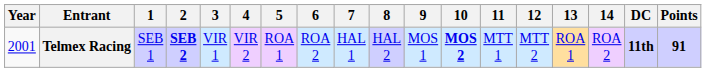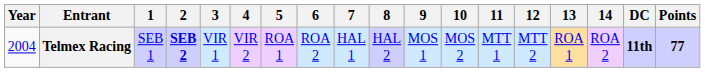(22, 46) 2001 -> (22, 46) 2004
(461, 46) bold -> (460, 46) normal
(679, 46) 91 -> (678, 46) 77
